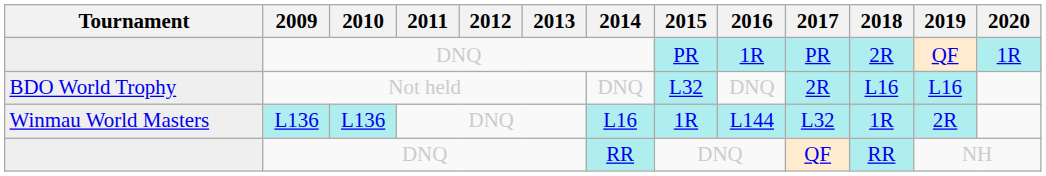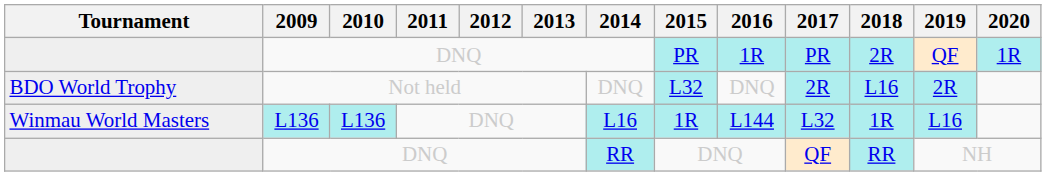(945, 87) L16 -> (945, 87) 2R
(945, 120) 2R -> (945, 120) L16
